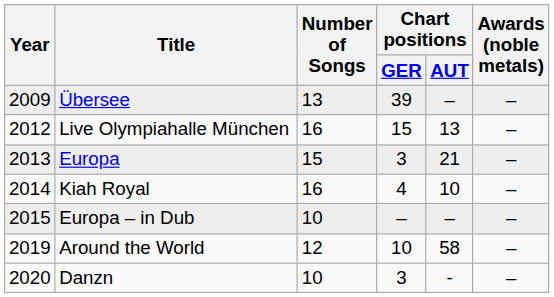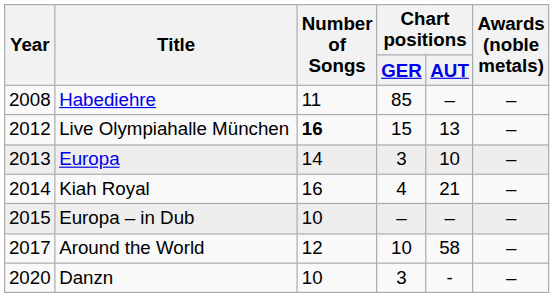+ row: (108, 99)
- row: (95, 99)
(312, 129) normal -> (312, 129) bold
(312, 159) 15 -> (312, 159) 14
(450, 159) 21 -> (450, 159) 10
(450, 188) 10 -> (450, 188) 21
(30, 248) 2019 -> (30, 248) 2017
